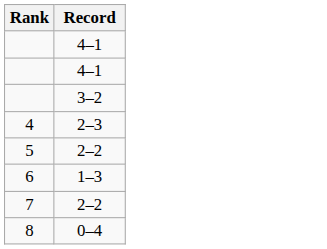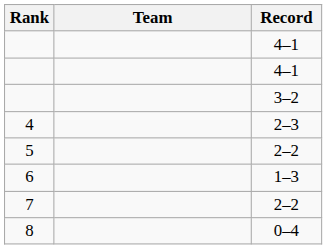+ column: (153, 17)
